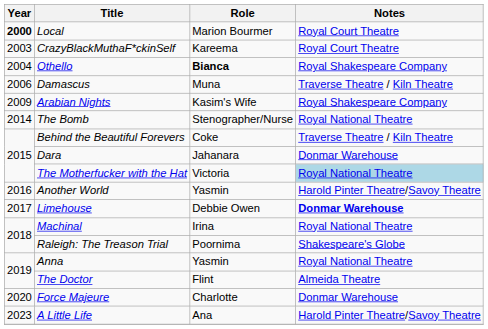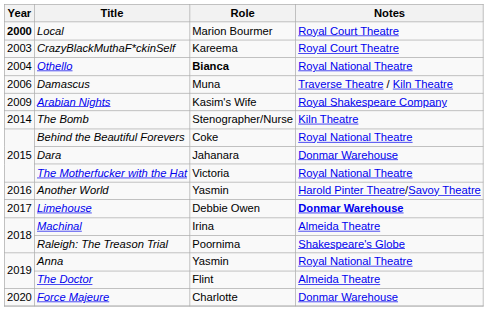(373, 66) Royal Shakespeare Company -> (355, 66) Royal National Theatre
(355, 119) Royal National Theatre -> (328, 119) Kiln Theatre
(376, 137) Traverse Theatre / Kiln Theatre -> (355, 137) Royal National Theatre
(355, 173) lightblue background -> (355, 173) no background
(355, 226) Royal National Theatre -> (339, 226) Almeida Theatre
- row: (65, 315)
